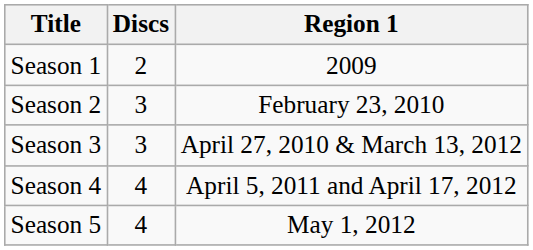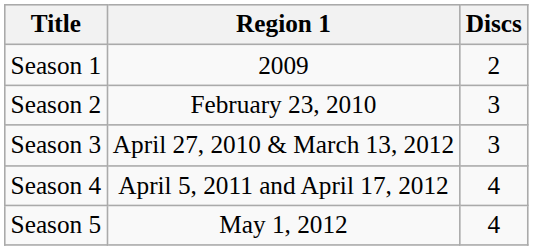columns swapped: (351, 24) <-> (141, 24)
